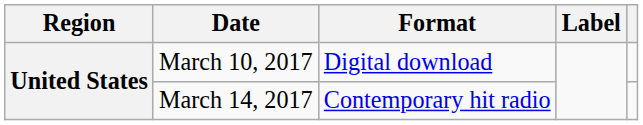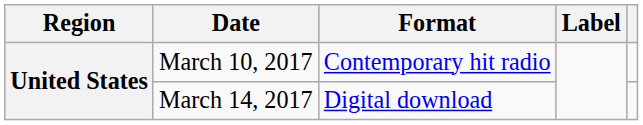(408, 61) Digital download -> (437, 61) Contemporary hit radio
(437, 100) Contemporary hit radio -> (408, 100) Digital download
